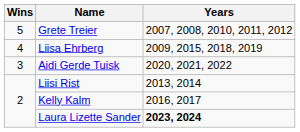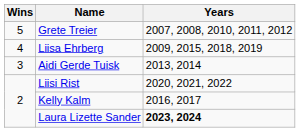(189, 65) 2020, 2021, 2022 -> (173, 65) 2013, 2014
(173, 83) 2013, 2014 -> (189, 83) 2020, 2021, 2022
